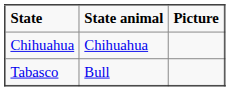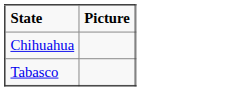- column: (124, 18)
